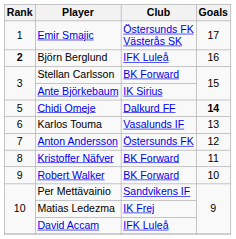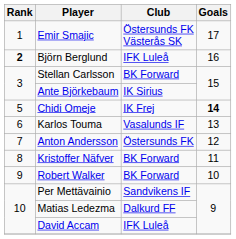(149, 108) Dalkurd FF -> (139, 108) IK Frej
(139, 208) IK Frej -> (149, 208) Dalkurd FF
